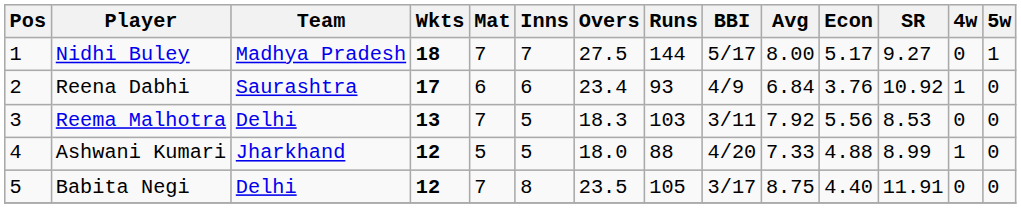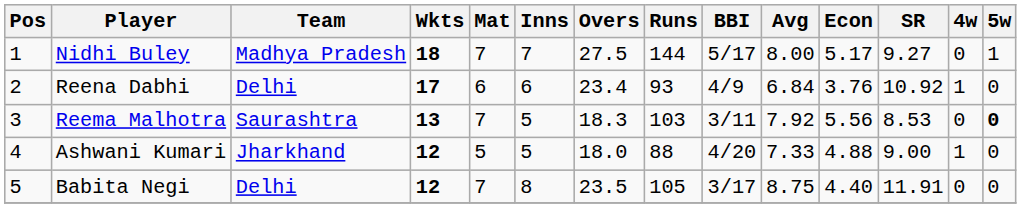(297, 87) Saurashtra -> (266, 87) Delhi
(266, 120) Delhi -> (297, 120) Saurashtra
(993, 120) normal -> (993, 120) bold
(907, 154) 8.99 -> (907, 154) 9.00
